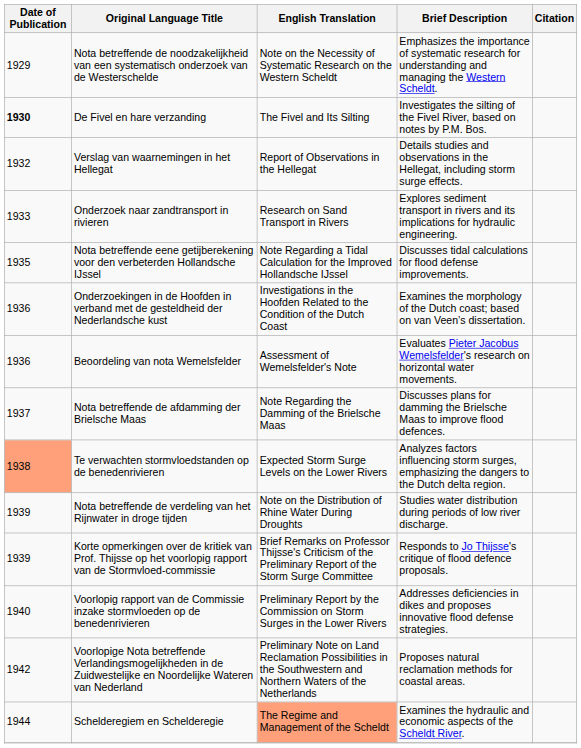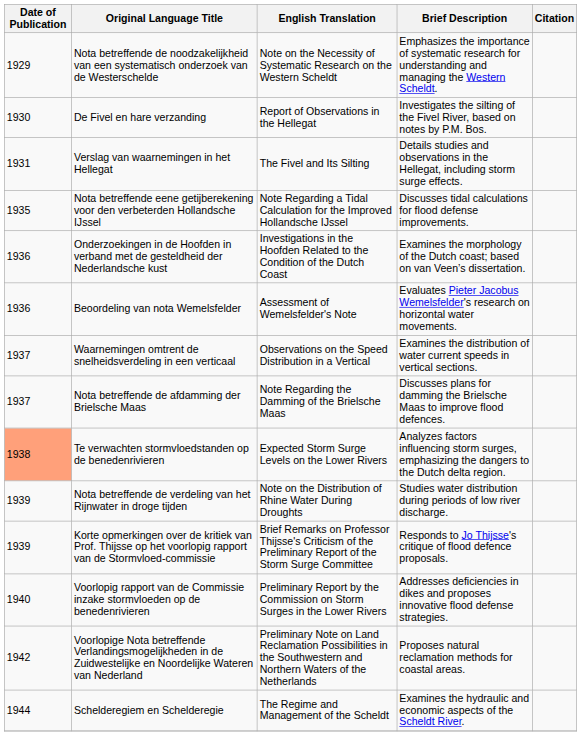(19, 117) bold -> (19, 117) normal
(315, 117) The Fivel and Its Silting -> (320, 117) Report of Observations in the Hellegat
(19, 164) 1932 -> (19, 164) 1931
(320, 164) Report of Observations in the Hellegat -> (315, 164) The Fivel and Its Silting
- row: (151, 216)
+ row: (155, 355)
(324, 722) lightsalmon background -> (324, 710) no background
